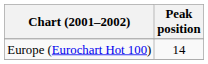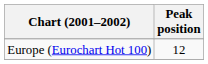(179, 49) 14 -> (179, 49) 12
